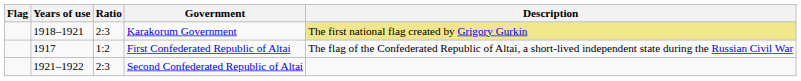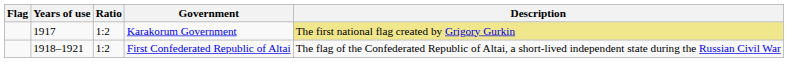(58, 31) 1918–1921 -> (44, 31) 1917
(103, 31) 2:3 -> (103, 31) 1:2
(44, 48) 1917 -> (58, 48) 1918–1921
- row: (215, 66)
